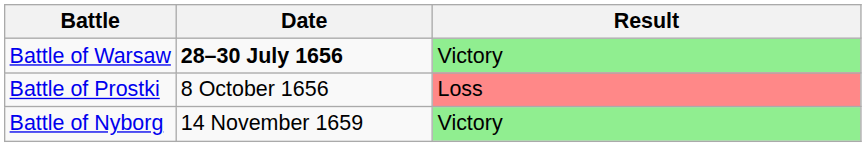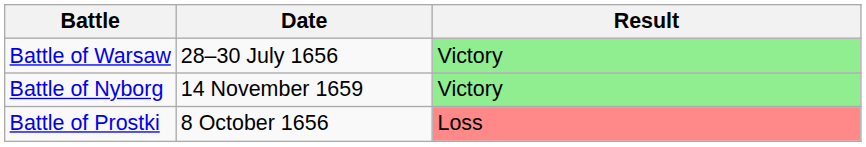(262, 55) bold -> (259, 55) normal
rows swapped: (85, 89) <-> (86, 123)
